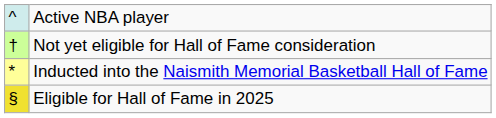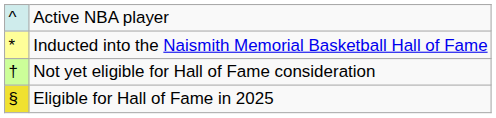rows swapped: (260, 71) <-> (204, 44)
